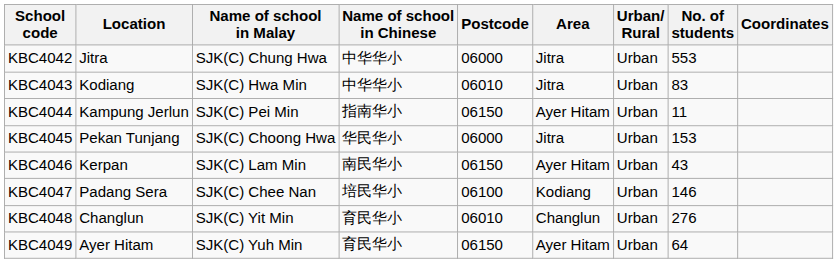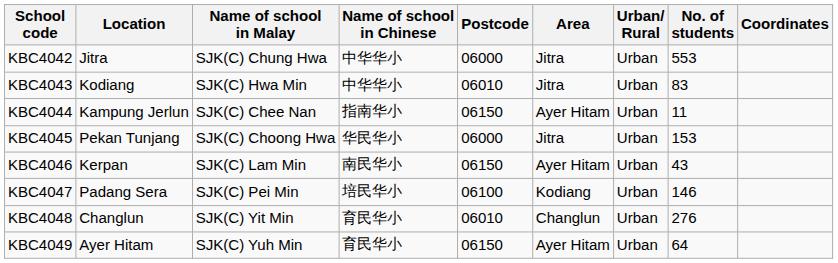(247, 111) SJK(C) Pei Min -> (256, 111) SJK(C) Chee Nan
(256, 191) SJK(C) Chee Nan -> (247, 191) SJK(C) Pei Min
